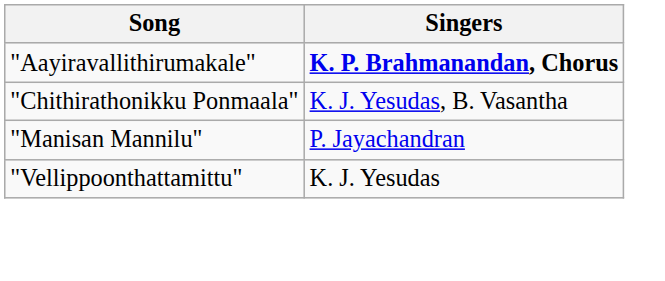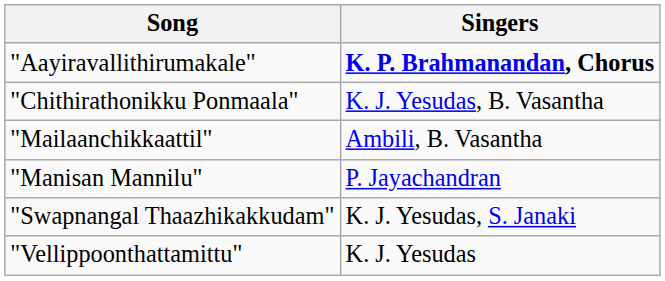+ row: (111, 139)
+ row: (172, 216)
